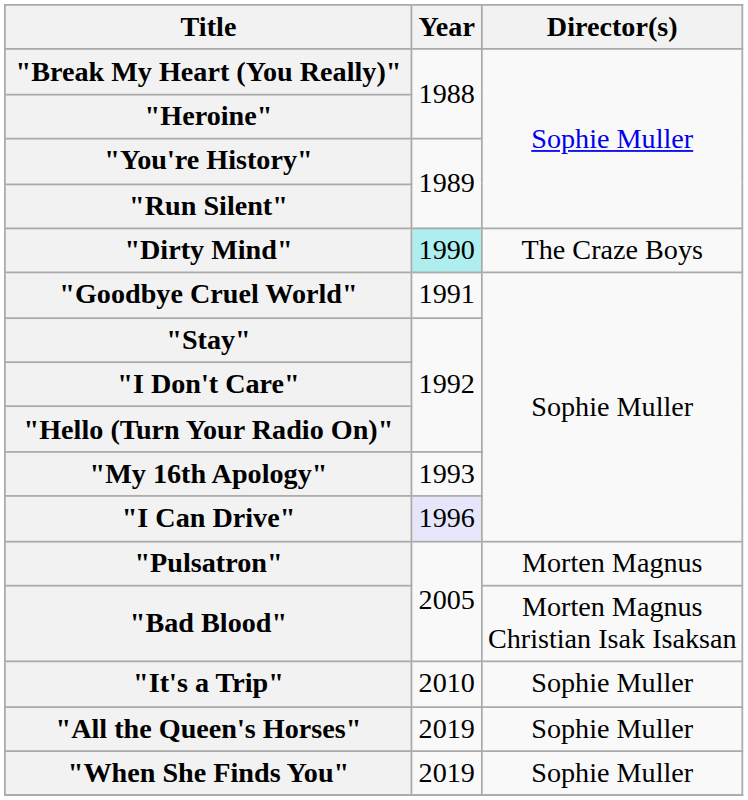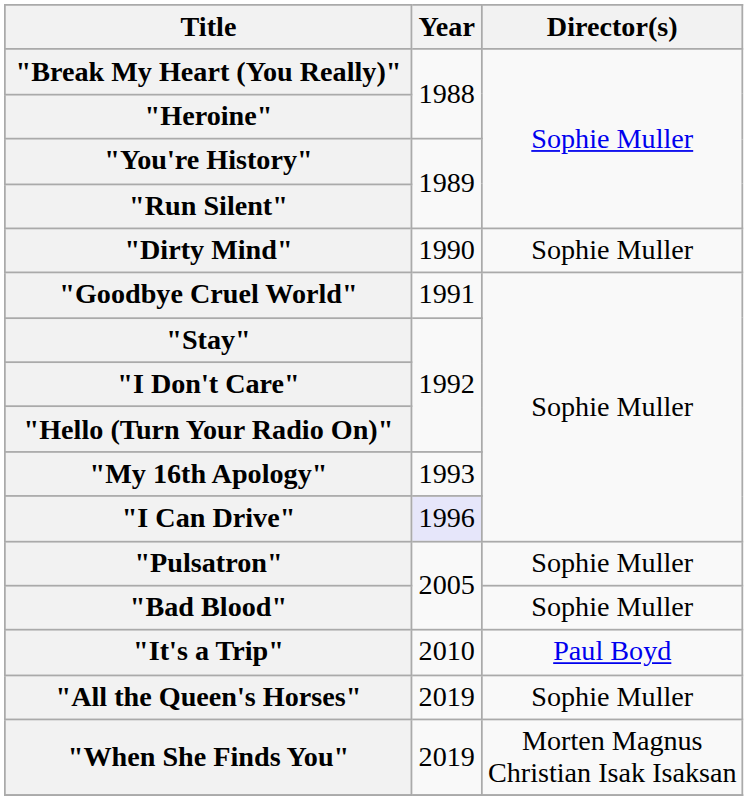(447, 250) paleturquoise background -> (447, 250) no background
(612, 250) The Craze Boys -> (612, 250) Sophie Muller
(612, 562) Morten Magnus -> (612, 562) Sophie Muller
(612, 623) Morten Magnus Christian Isak Isaksan -> (612, 607) Sophie Muller
(612, 683) Sophie Muller -> (612, 652) Paul Boyd
(612, 773) Sophie Muller -> (612, 757) Morten Magnus Christian Isak Isaksan
